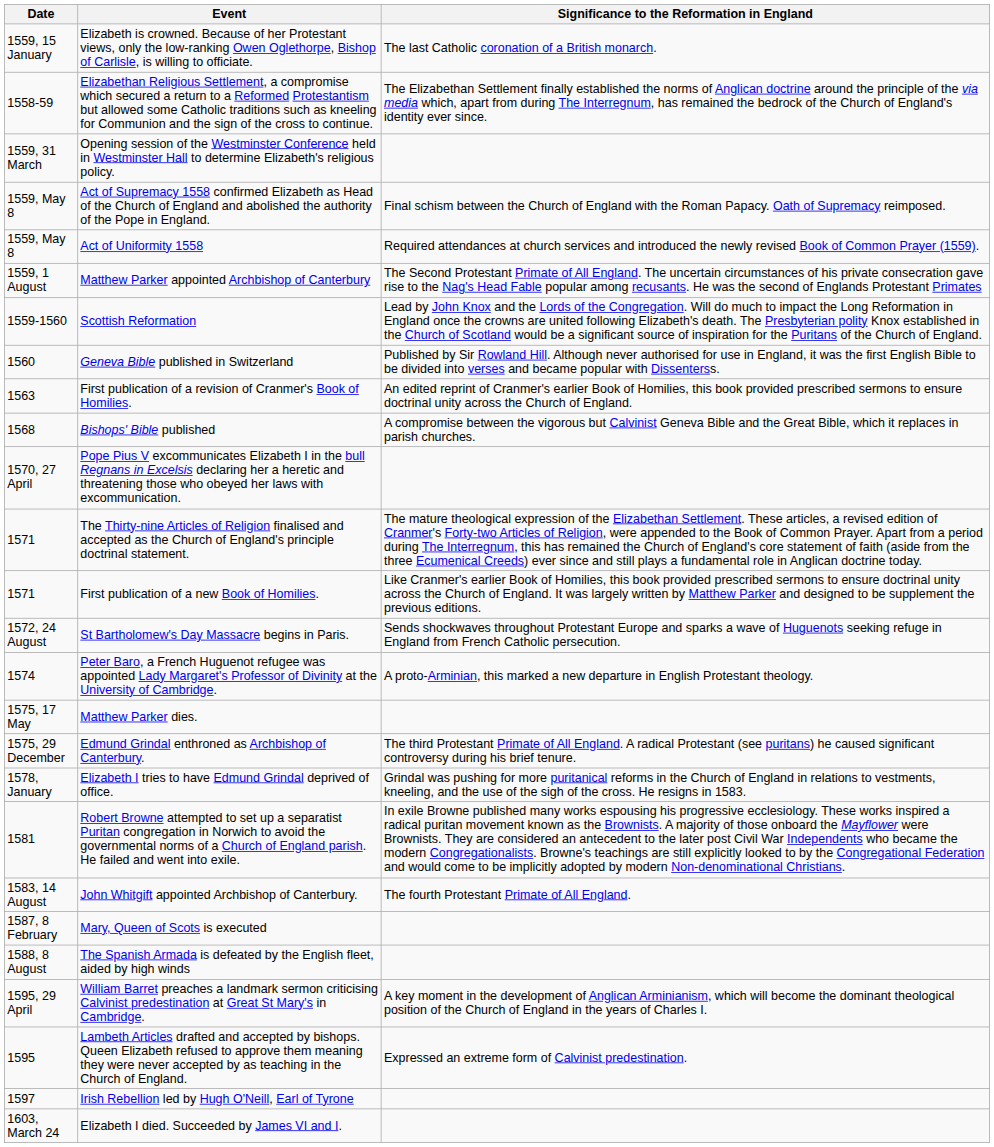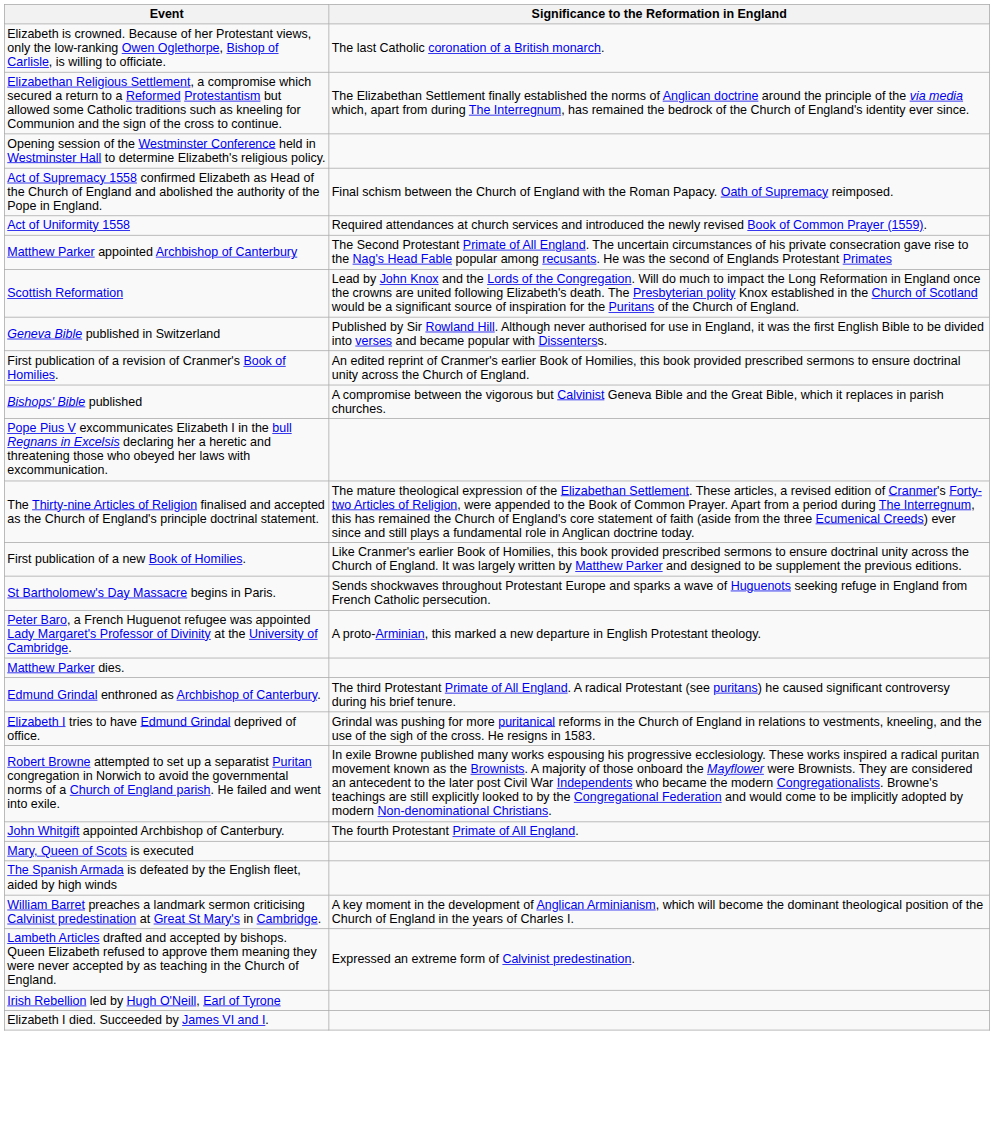- column: (41, 14)
